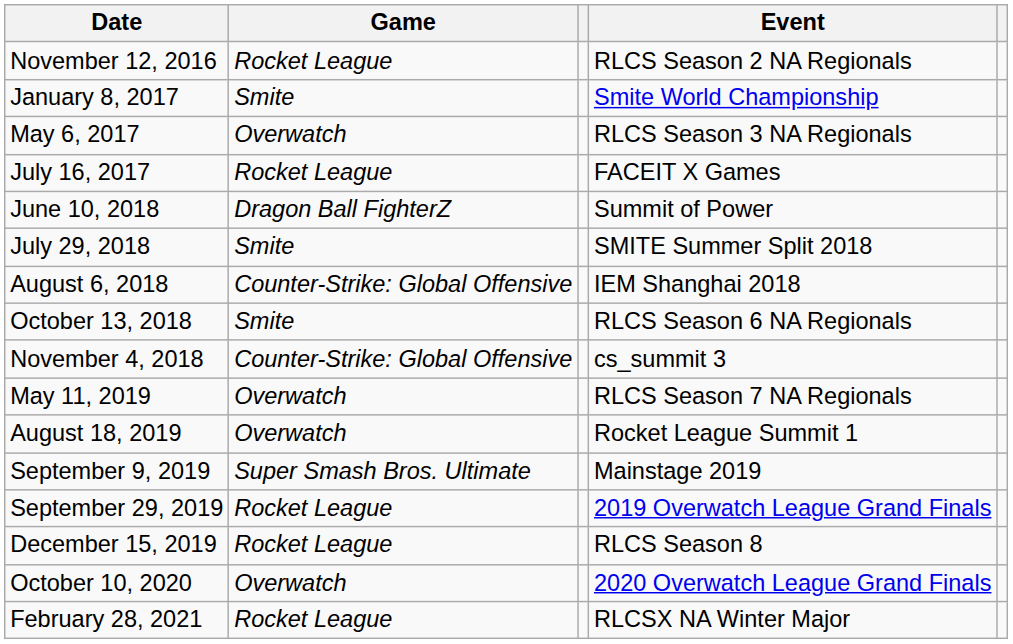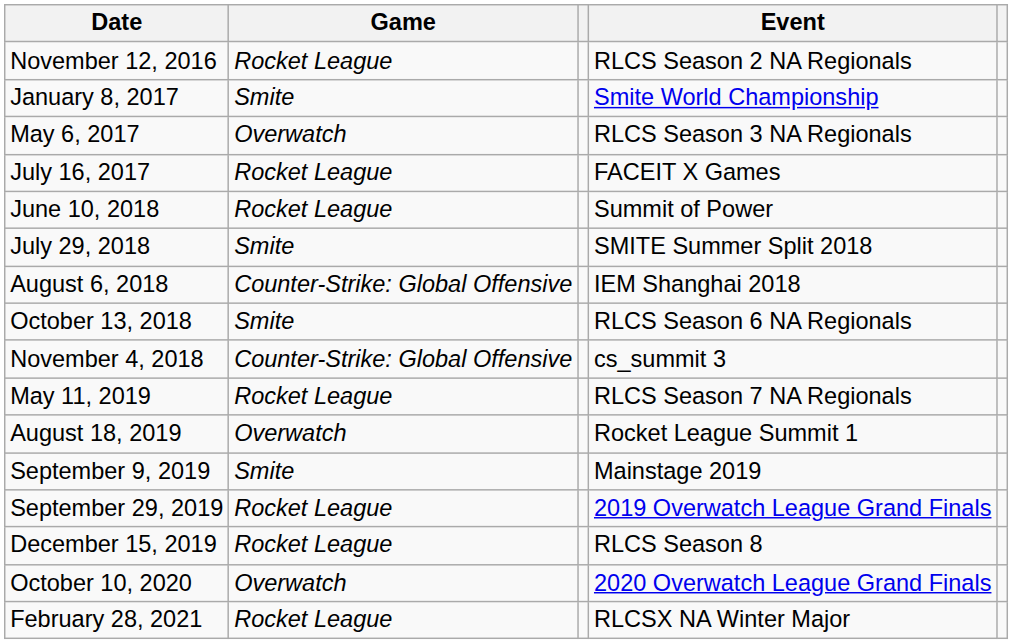(343, 209) Dragon Ball FighterZ -> (313, 209) Rocket League
(290, 396) Overwatch -> (313, 396) Rocket League
(383, 470) Super Smash Bros. Ultimate -> (264, 470) Smite
